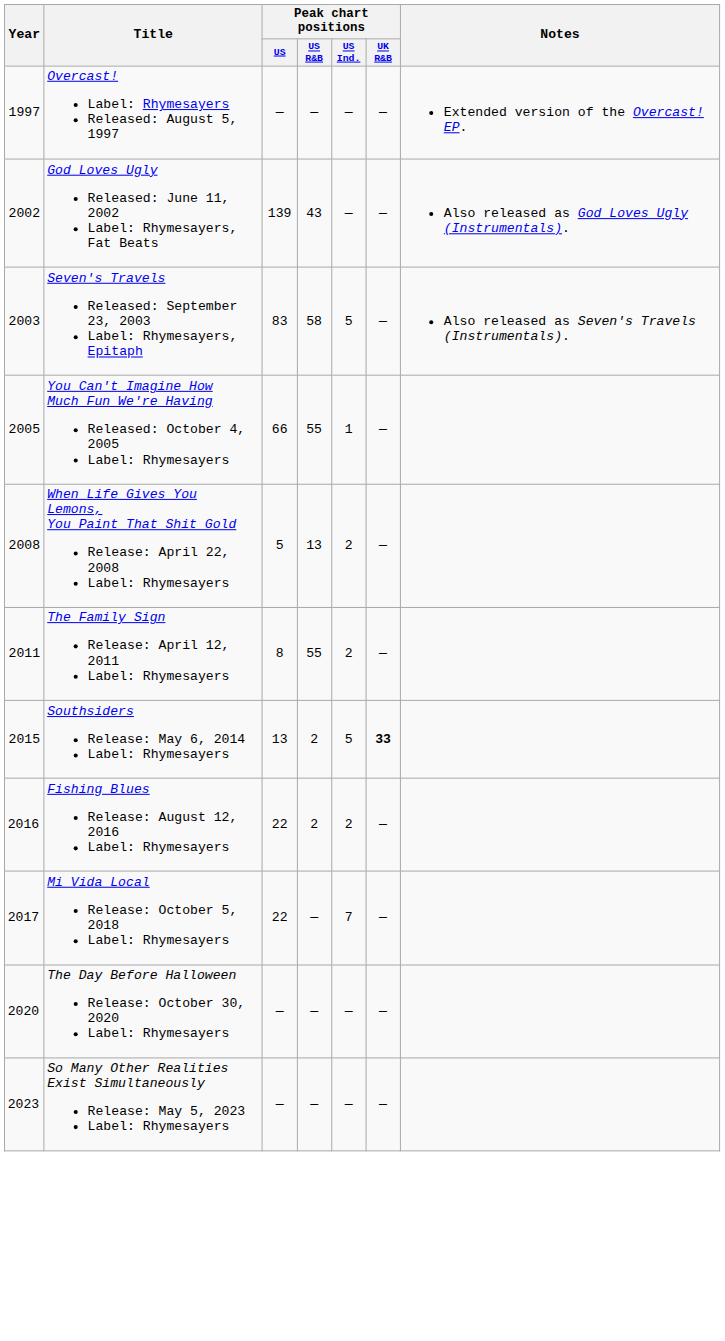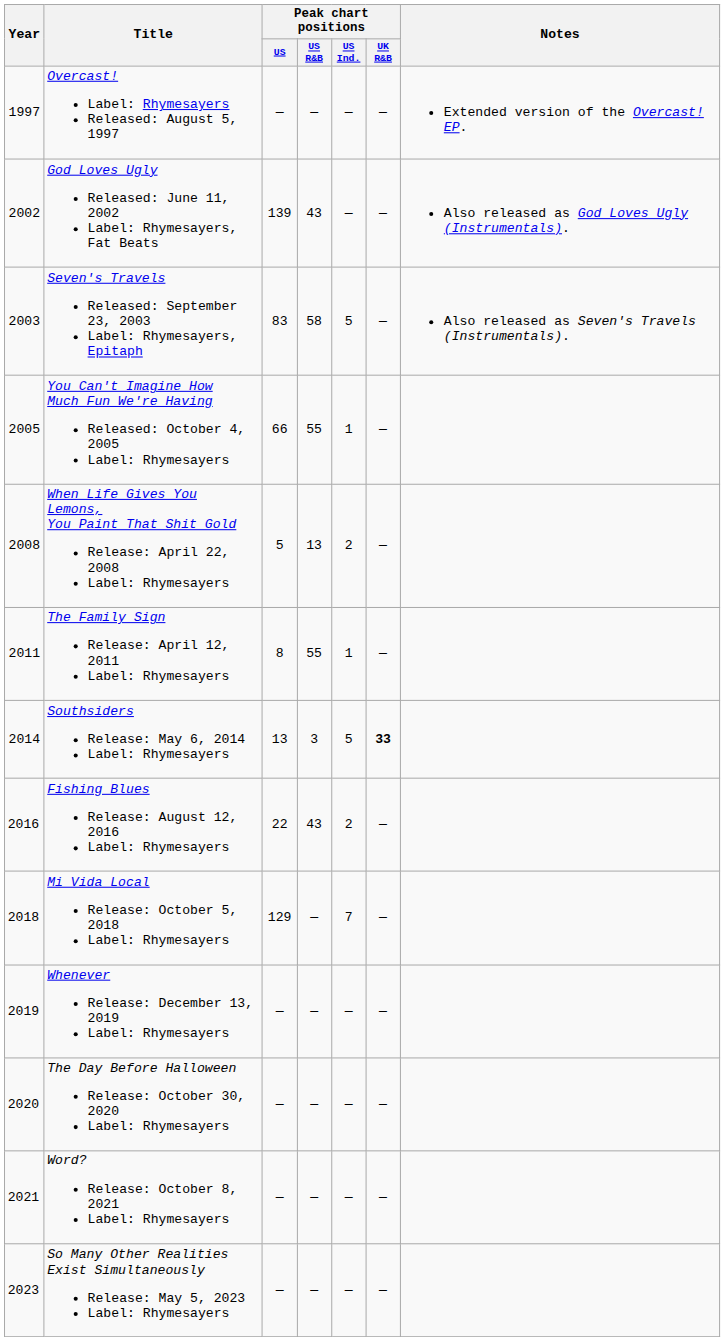(349, 654) 2 -> (349, 654) 1
(24, 739) 2015 -> (24, 739) 2014
(314, 739) 2 -> (314, 739) 3
(314, 825) 2 -> (314, 825) 43
(23, 918) 2017 -> (23, 918) 2018
(280, 918) 22 -> (280, 918) 129
+ row: (153, 1004)
+ row: (153, 1191)
